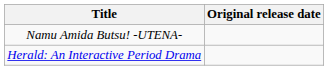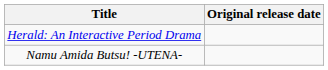rows swapped: (104, 55) <-> (104, 34)
